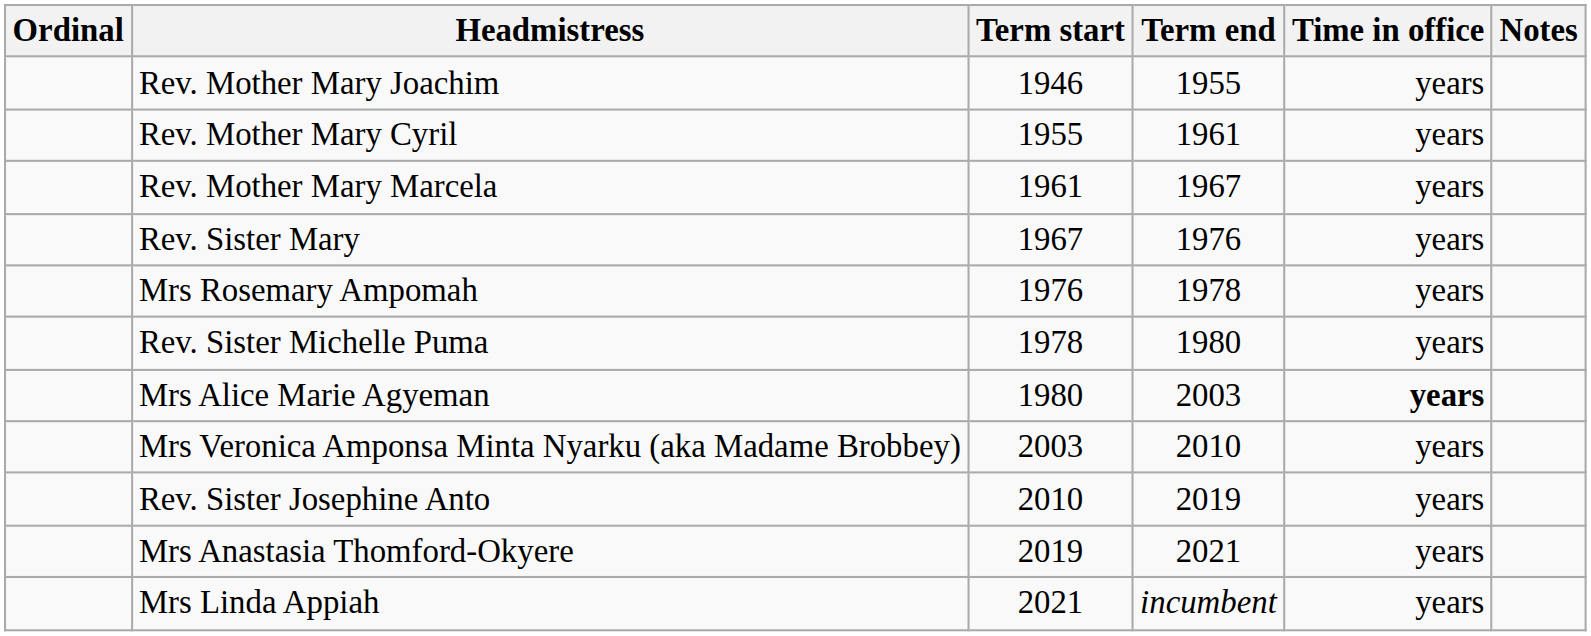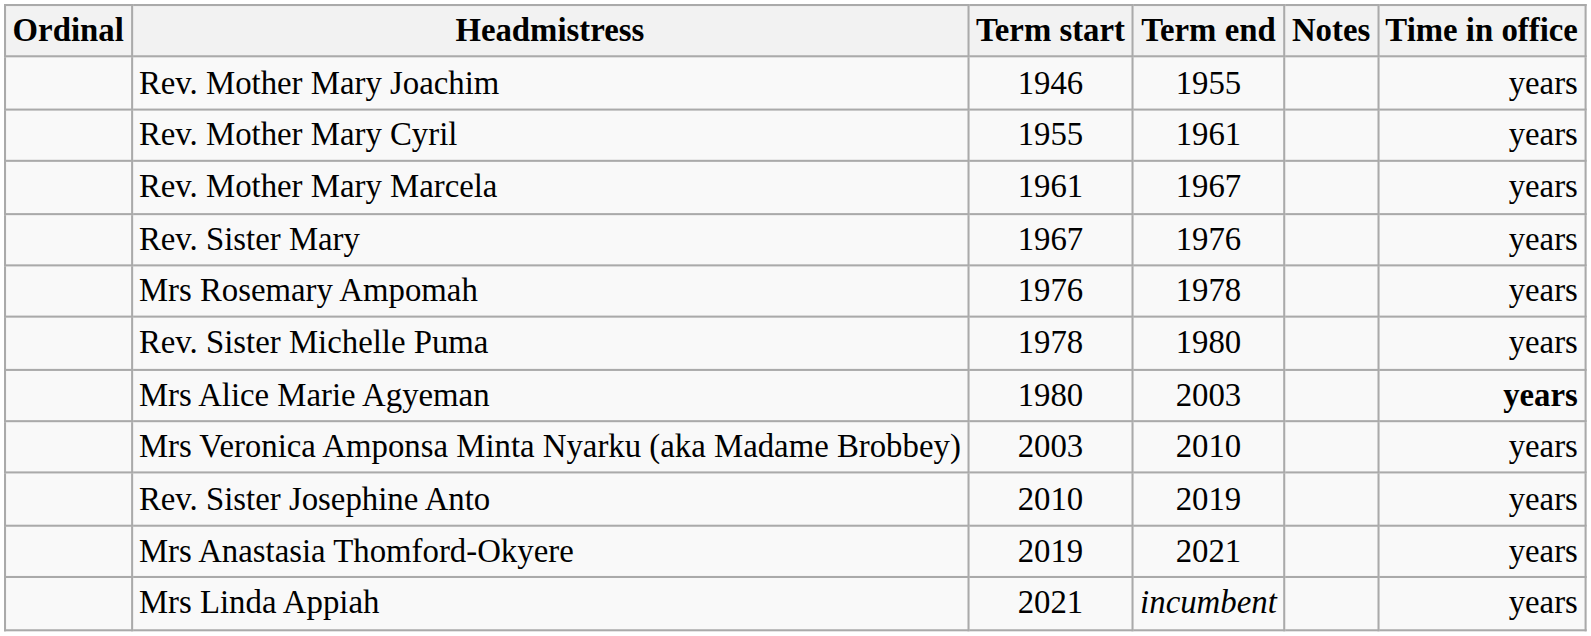columns swapped: (1388, 30) <-> (1539, 30)
